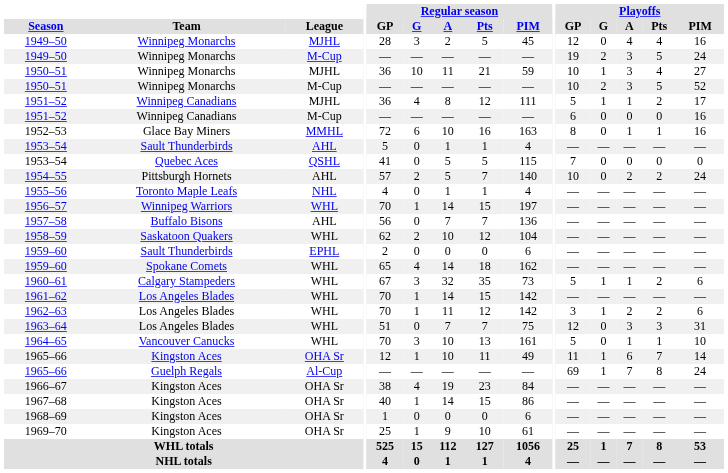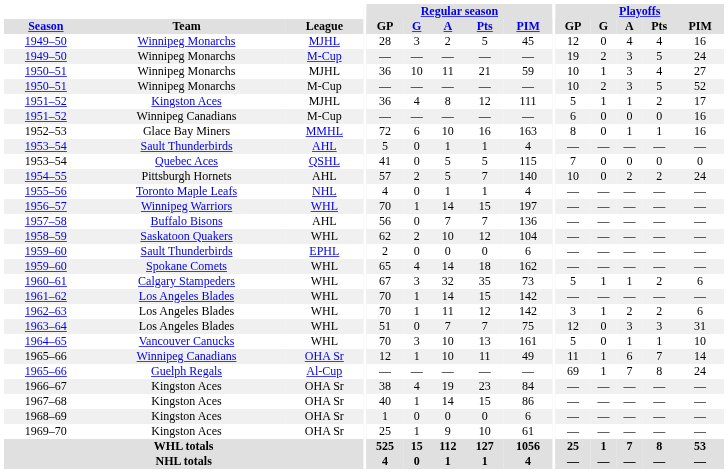(187, 101) Winnipeg Canadians -> (187, 101) Kingston Aces
(187, 356) Kingston Aces -> (187, 356) Winnipeg Canadians
